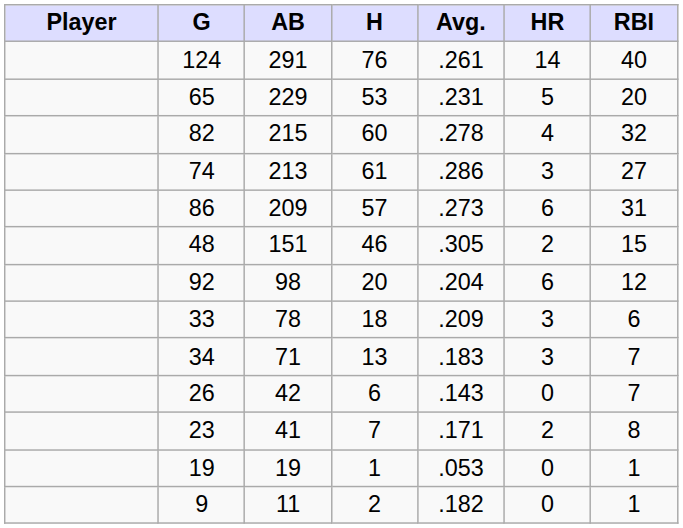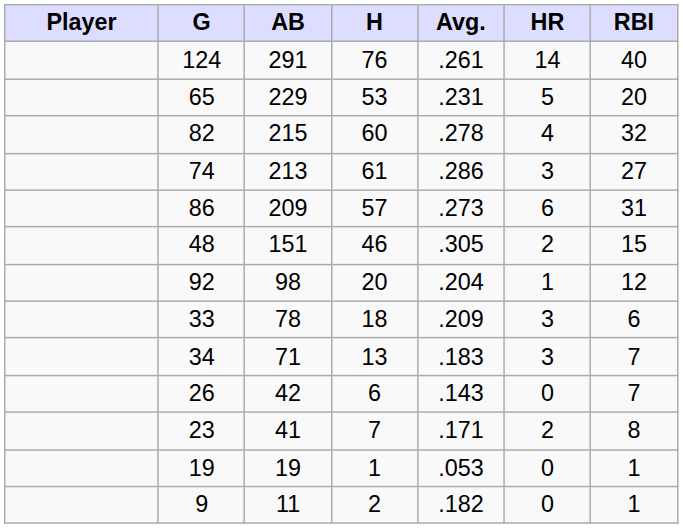(547, 282) 6 -> (547, 282) 1
